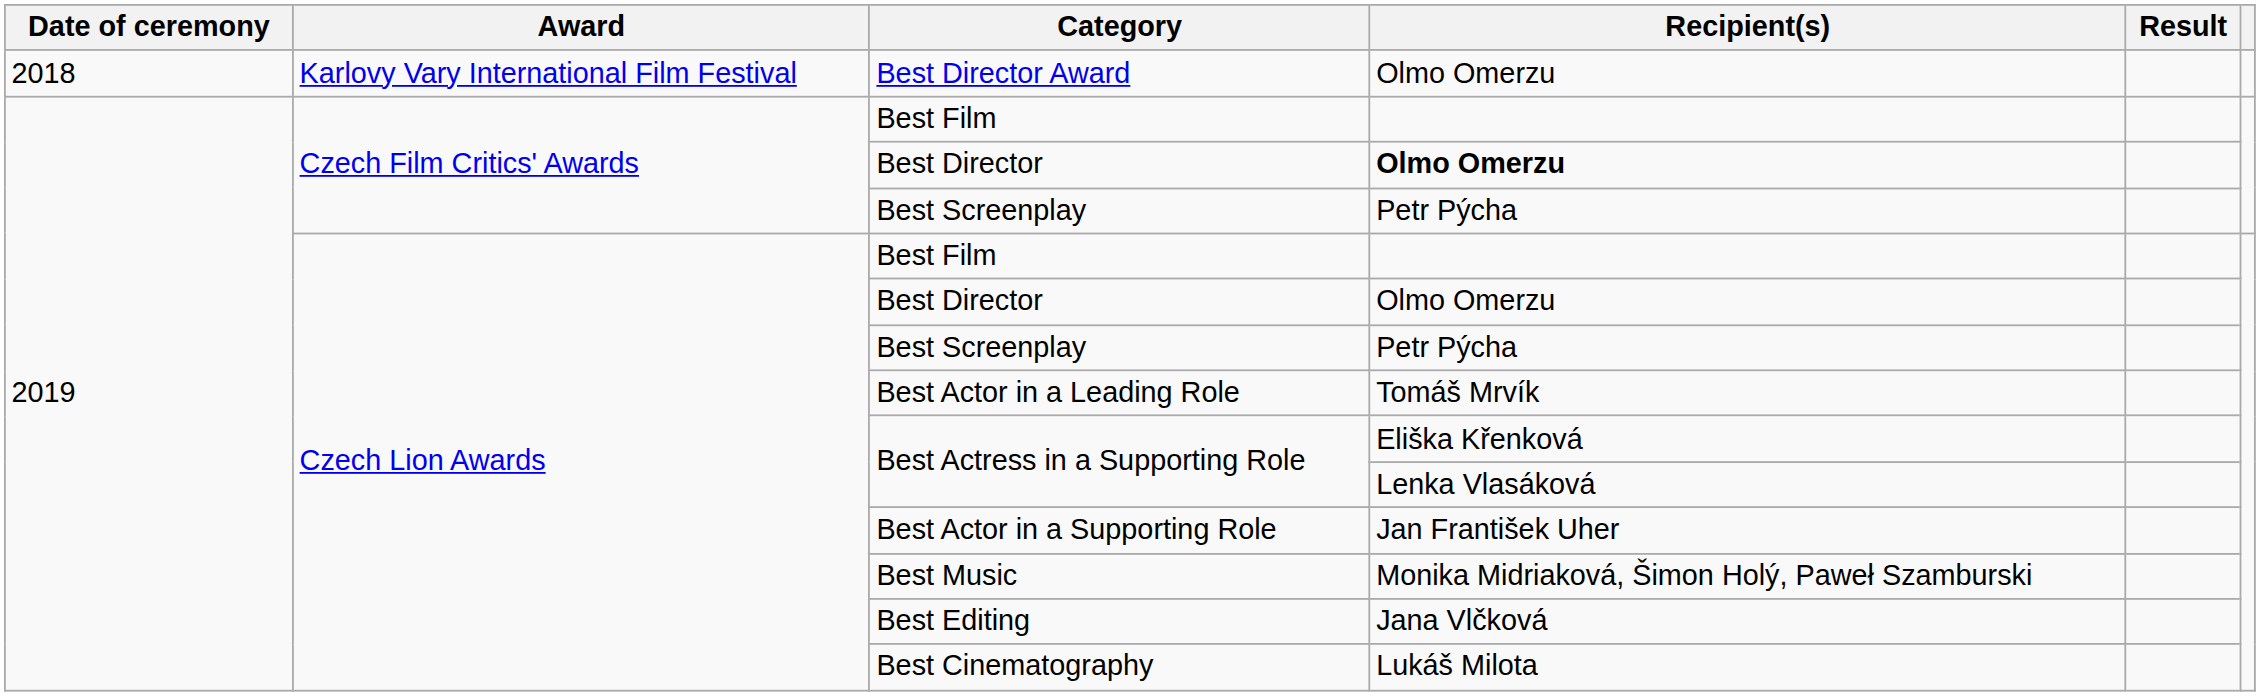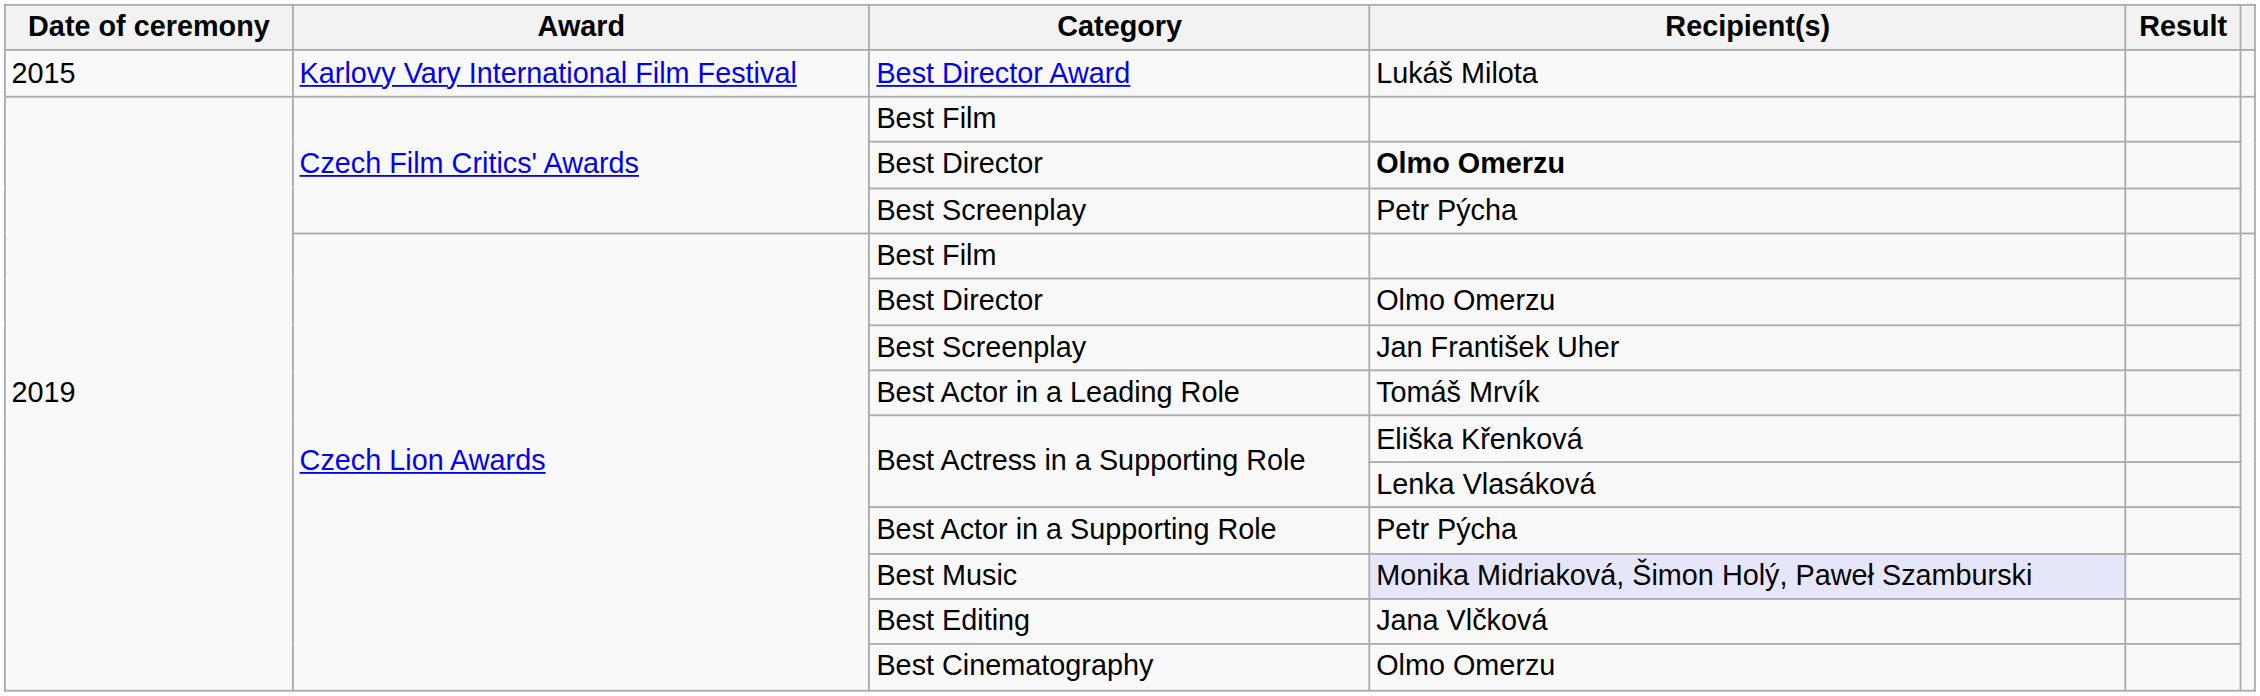(44, 73) 2018 -> (44, 73) 2015
(1466, 73) Olmo Omerzu -> (1457, 73) Lukáš Milota
(1447, 347) Petr Pýcha -> (1498, 347) Jan František Uher
(1498, 529) Jan František Uher -> (1447, 529) Petr Pýcha
(1704, 575) no background -> (1704, 575) lavender background
(1457, 666) Lukáš Milota -> (1466, 666) Olmo Omerzu
